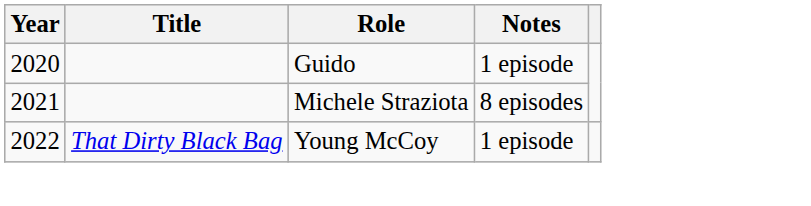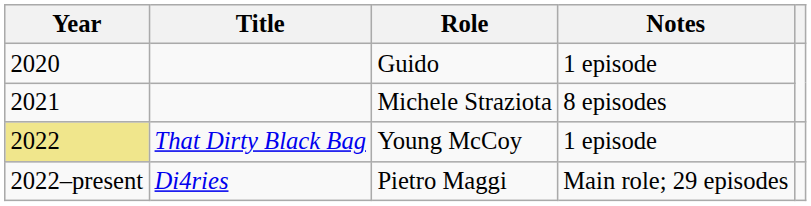(35, 141) no background -> (35, 141) khaki background
+ row: (442, 180)
